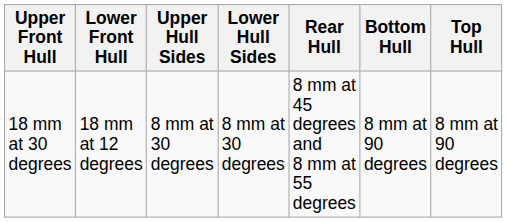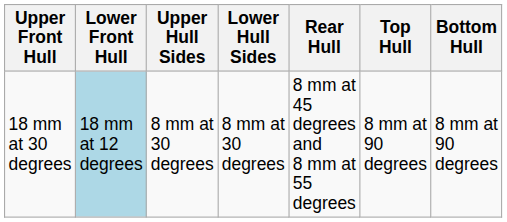columns swapped: (466, 37) <-> (395, 37)
(111, 144) no background -> (111, 144) lightblue background
